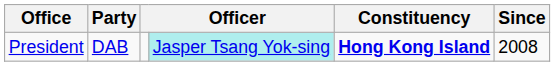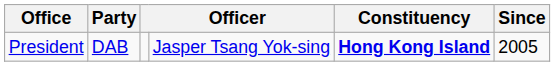(241, 46) paleturquoise background -> (241, 46) no background
(518, 46) 2008 -> (518, 46) 2005
